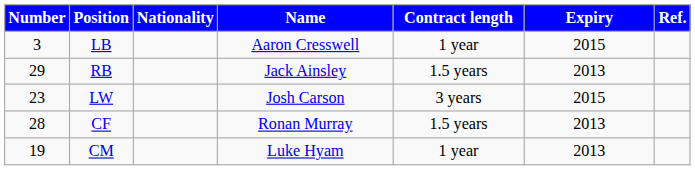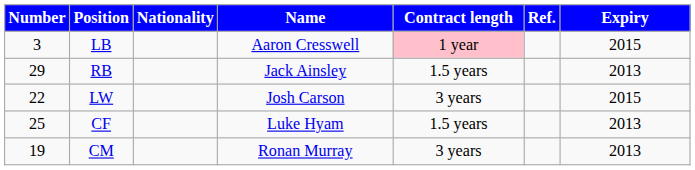columns swapped: (589, 18) <-> (673, 18)
(459, 44) no background -> (459, 44) pink background
(37, 97) 23 -> (37, 97) 22
(37, 124) 28 -> (37, 124) 25
(305, 124) Ronan Murray -> (305, 124) Luke Hyam
(305, 151) Luke Hyam -> (305, 151) Ronan Murray
(459, 151) 1 year -> (459, 151) 3 years
